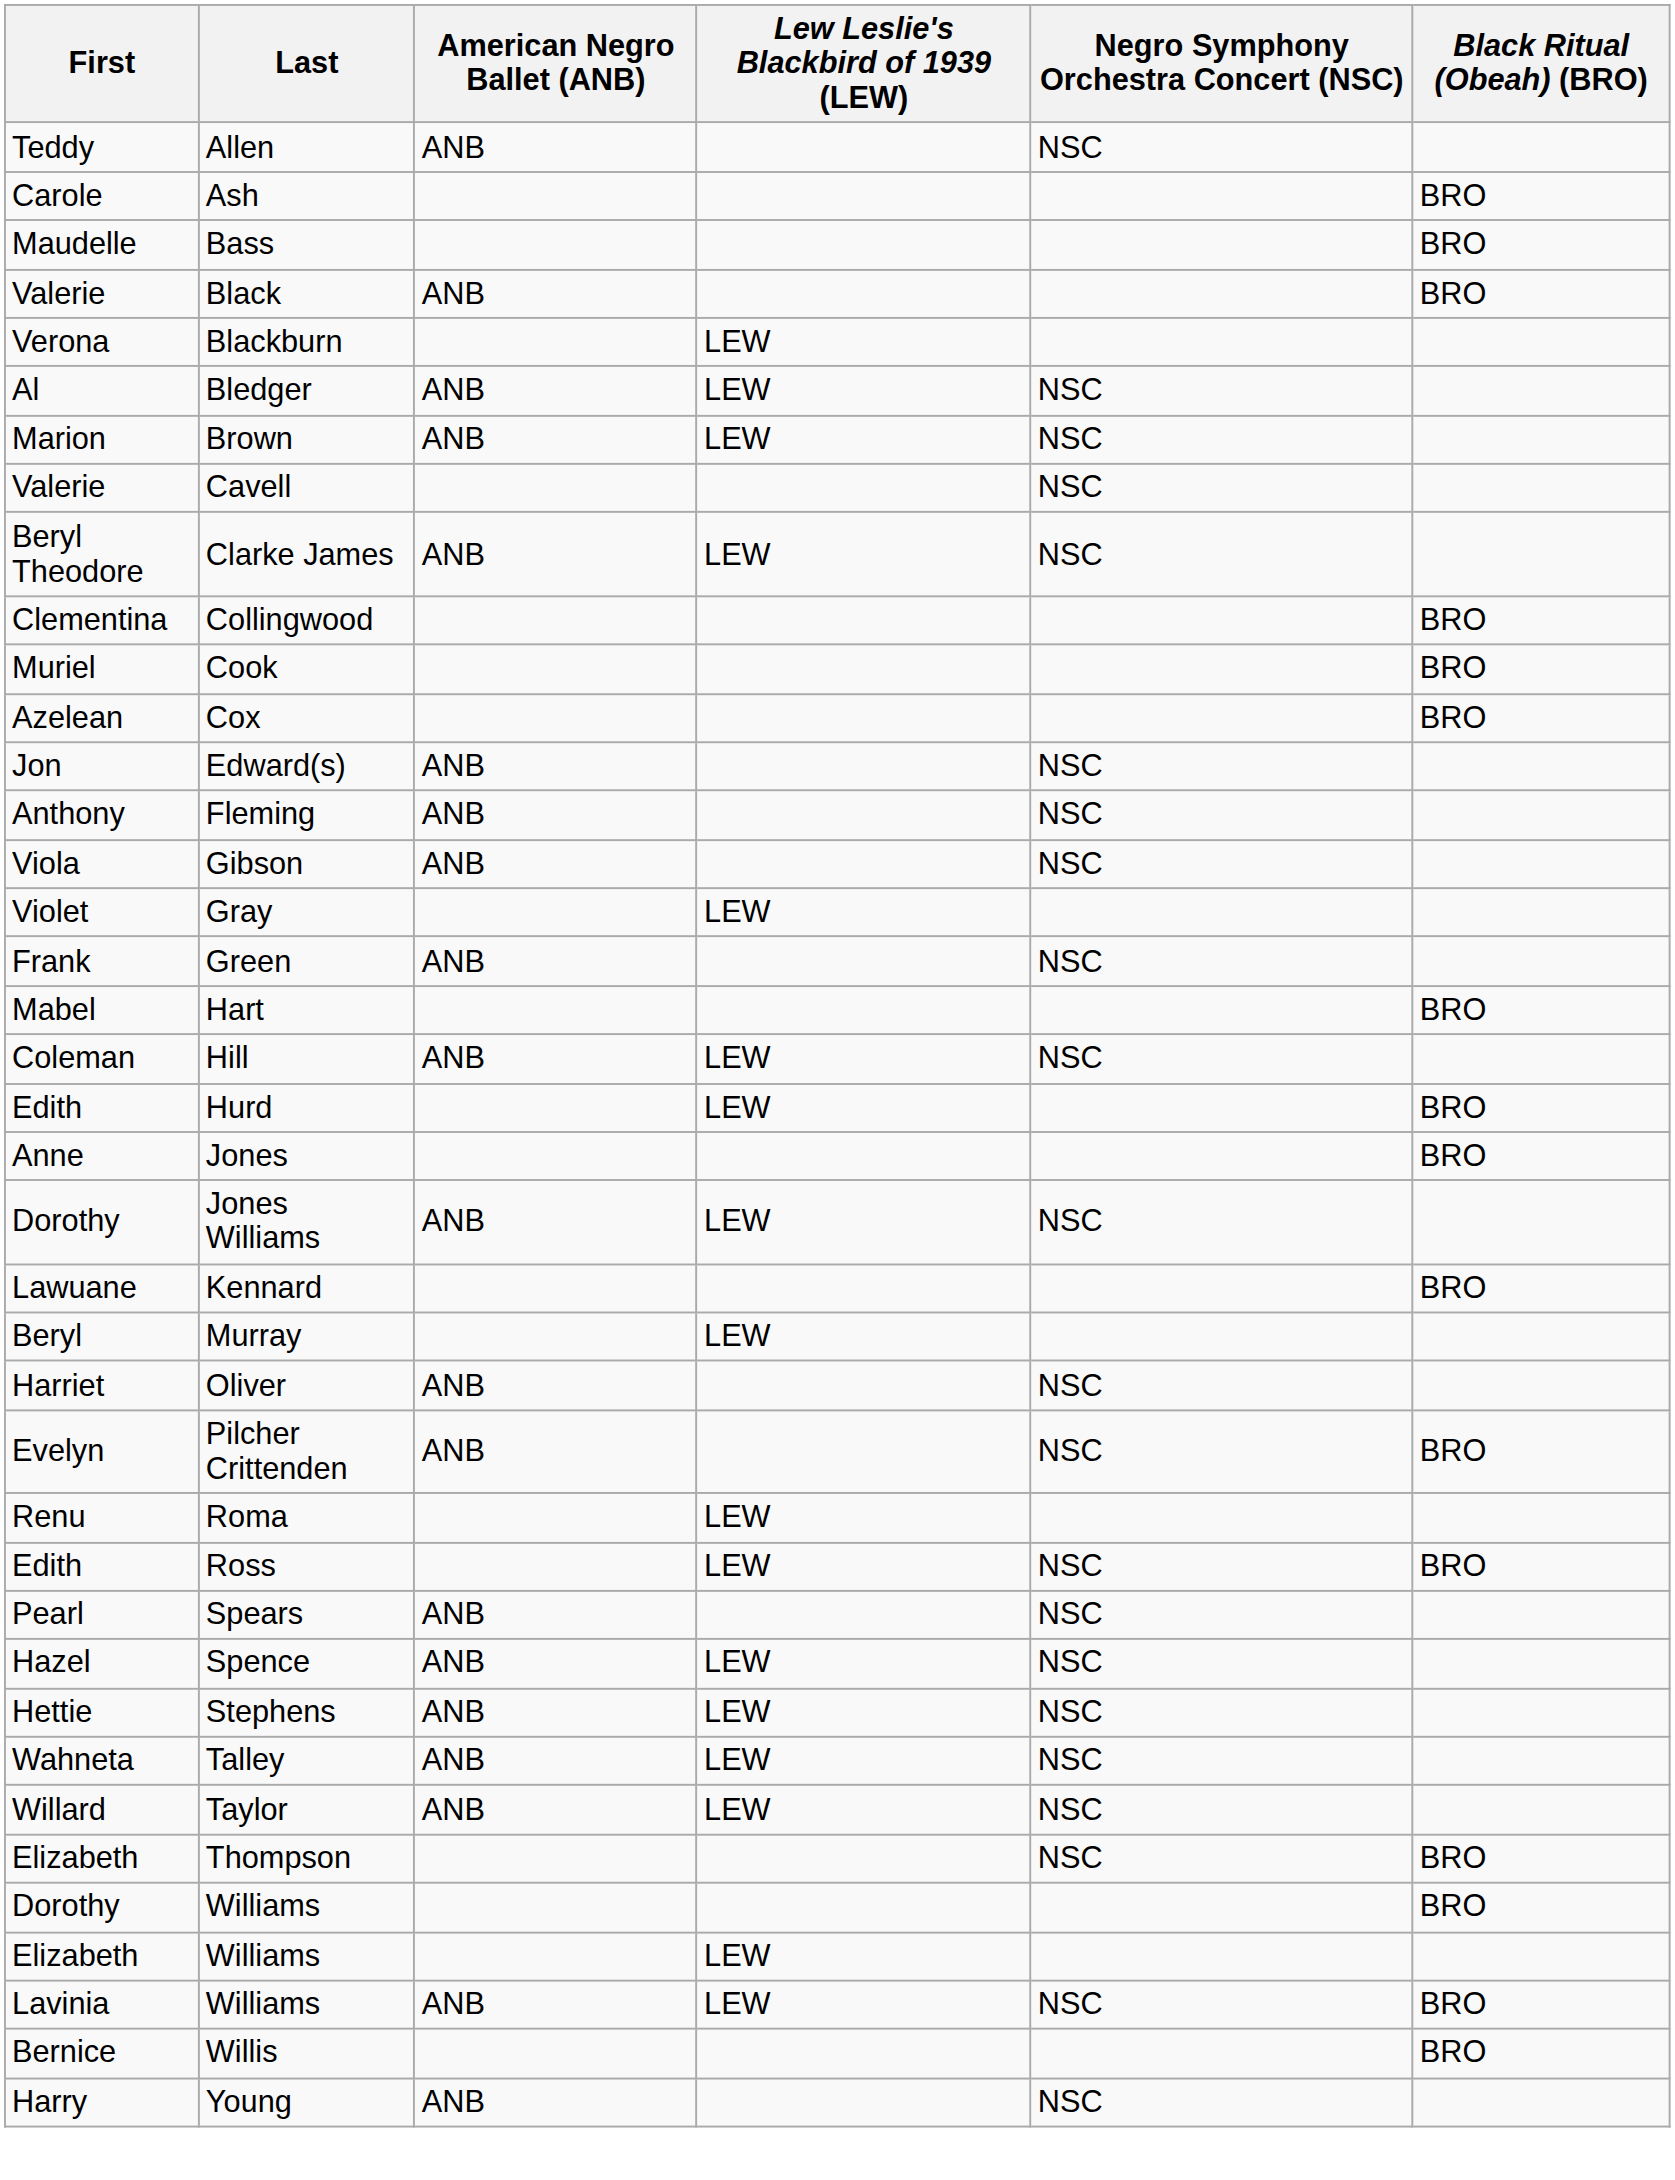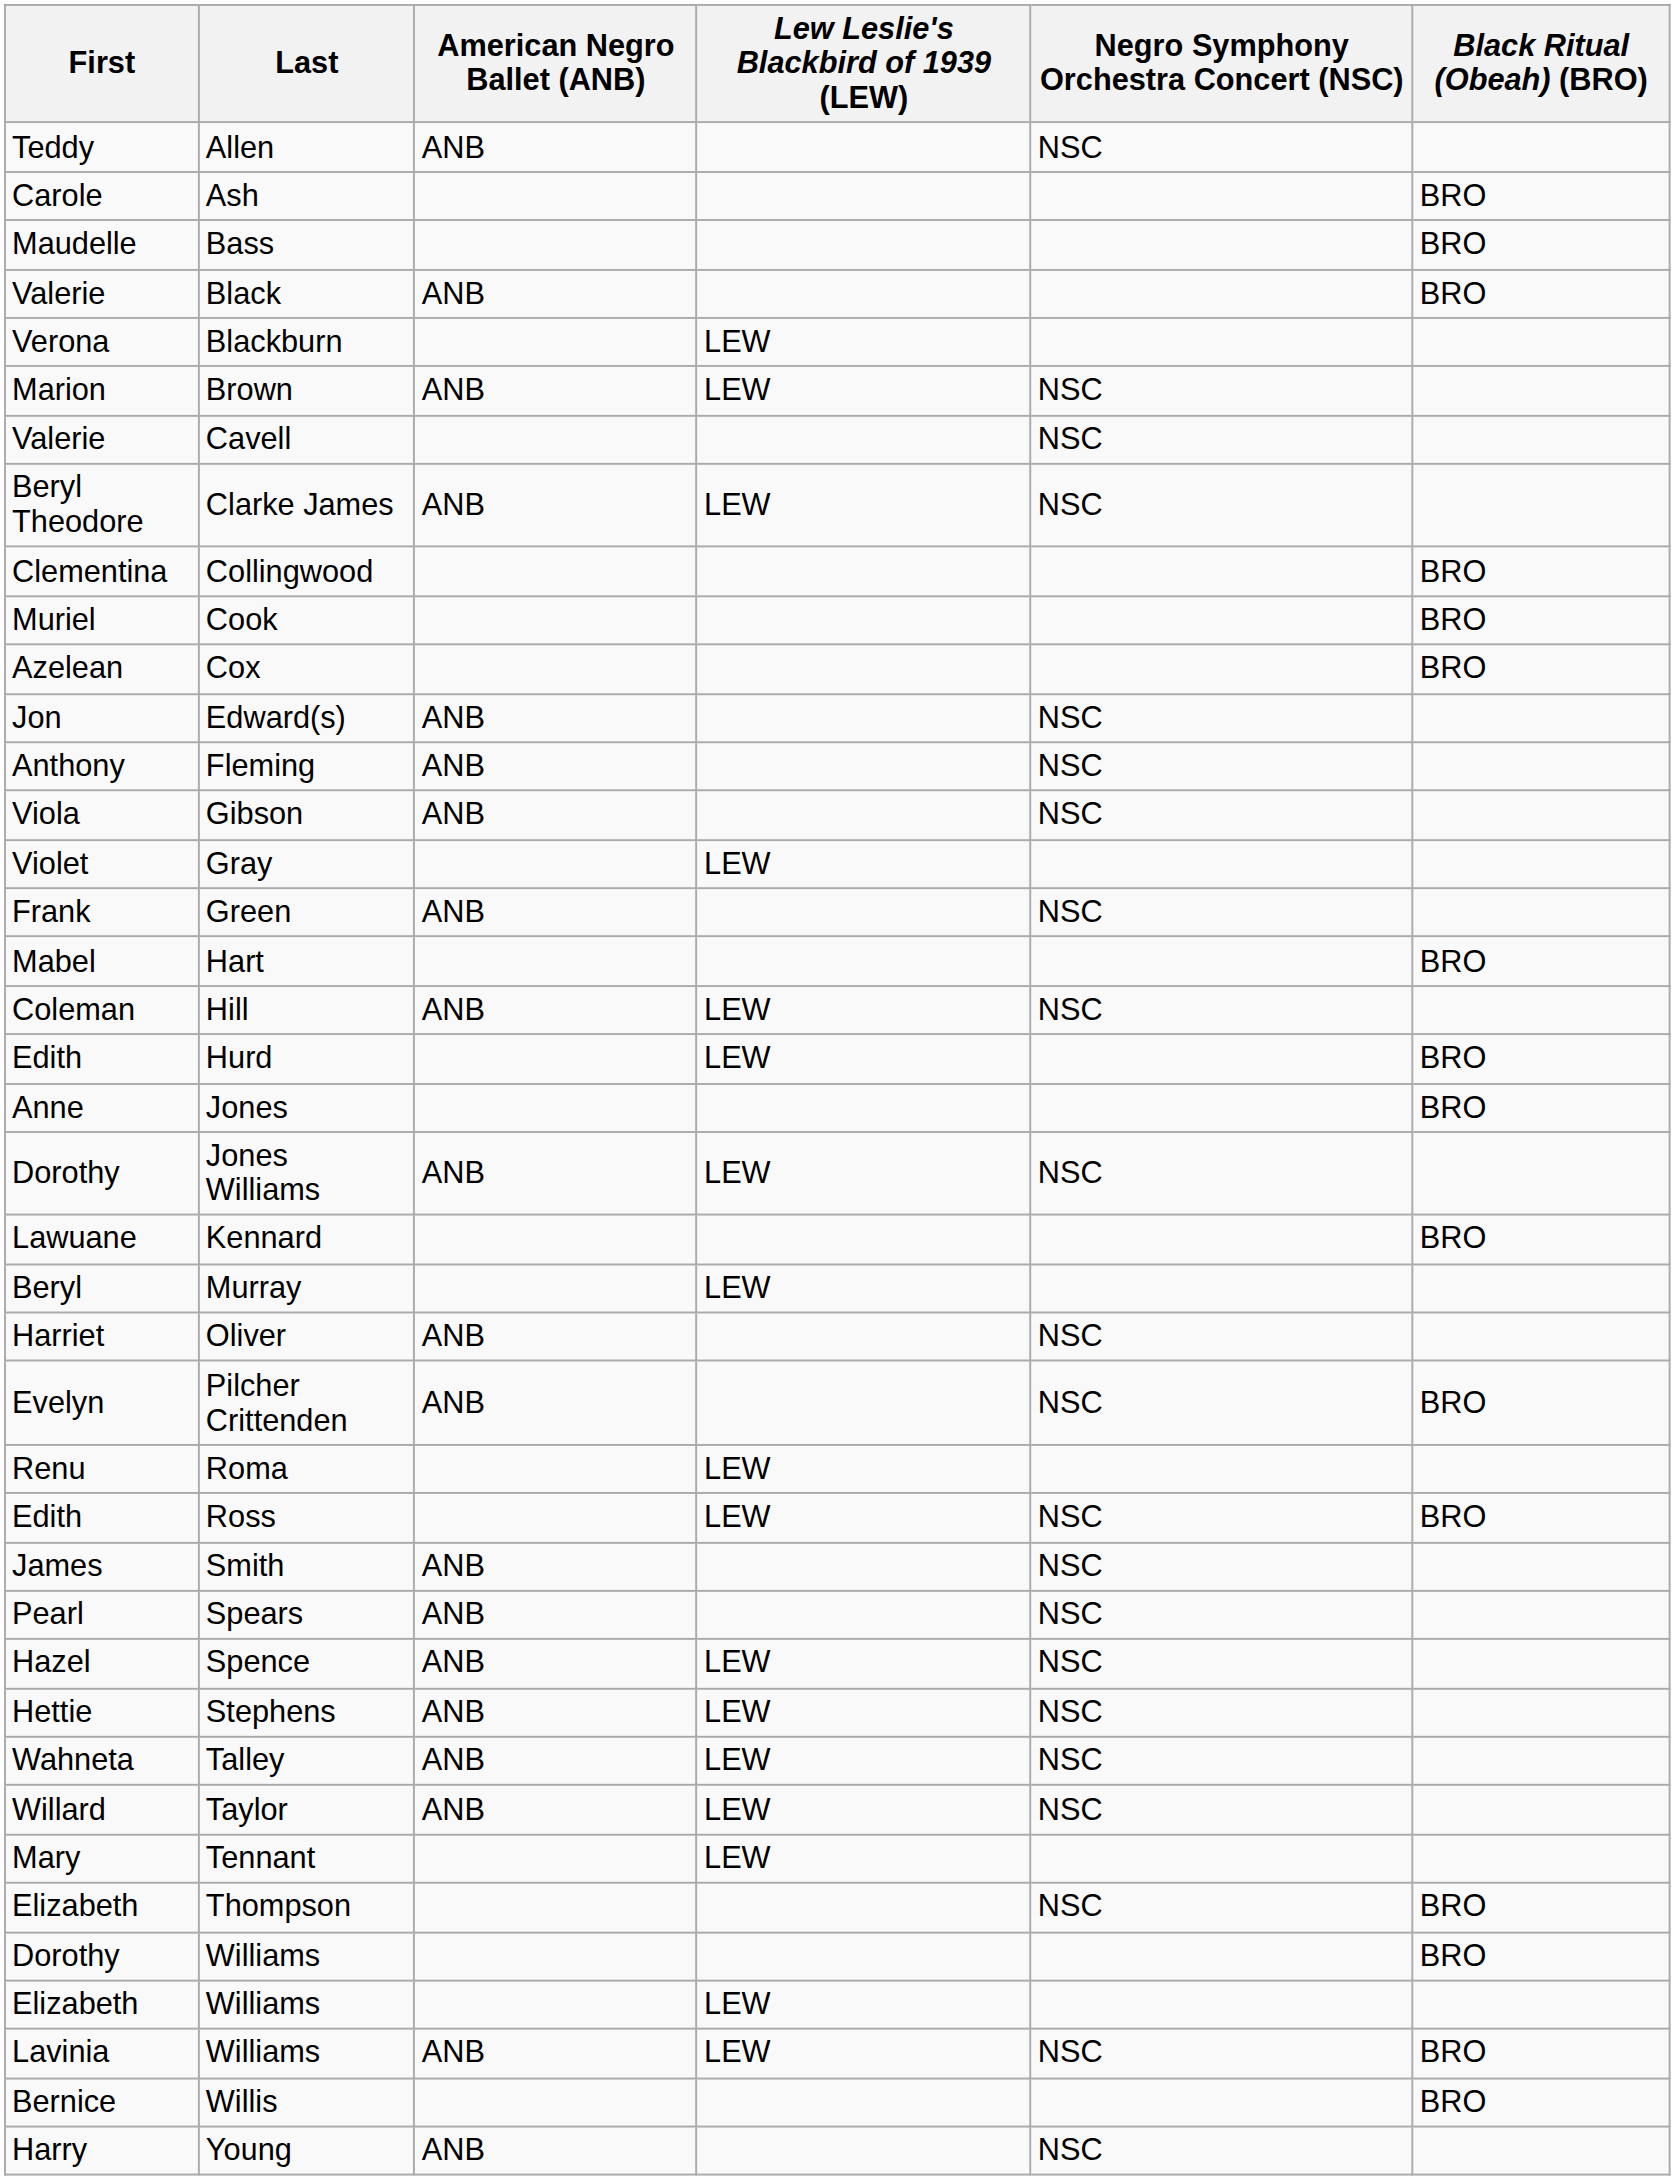- row: (26, 390)
+ row: (57, 1565)
+ row: (46, 1858)
